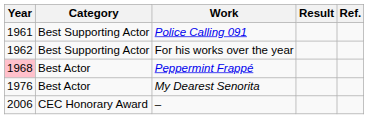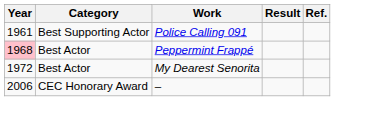- row: (224, 50)
(20, 86) 1976 -> (20, 68) 1972
